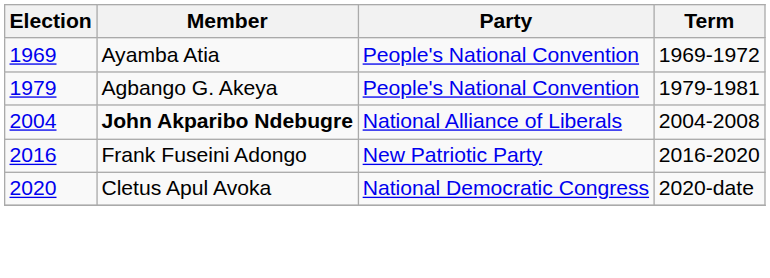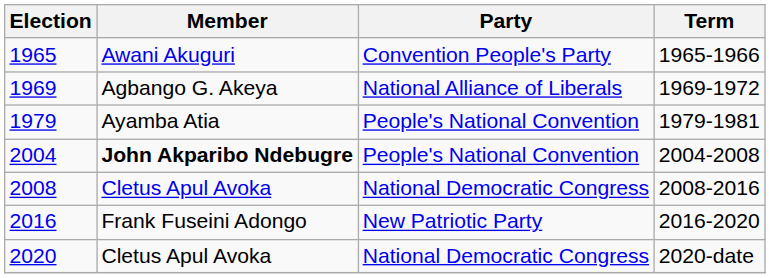+ row: (33, 54)
(161, 54) Ayamba Atia -> (189, 88) Agbango G. Akeya
(501, 54) People's National Convention -> (492, 88) National Alliance of Liberals
(189, 88) Agbango G. Akeya -> (161, 121) Ayamba Atia
(492, 121) National Alliance of Liberals -> (501, 155) People's National Convention
+ row: (33, 188)
